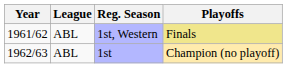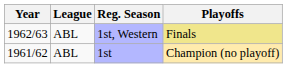(27, 33) 1961/62 -> (27, 33) 1962/63
(27, 53) 1962/63 -> (27, 53) 1961/62
